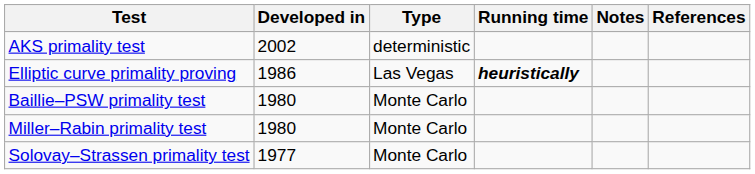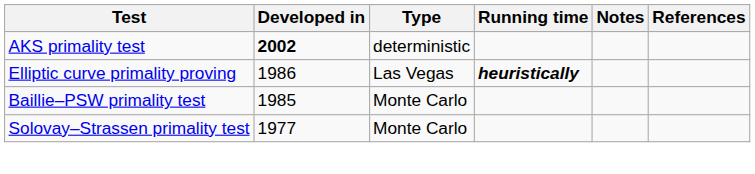(277, 45) normal -> (277, 45) bold
(277, 100) 1980 -> (277, 100) 1985
- row: (107, 127)
